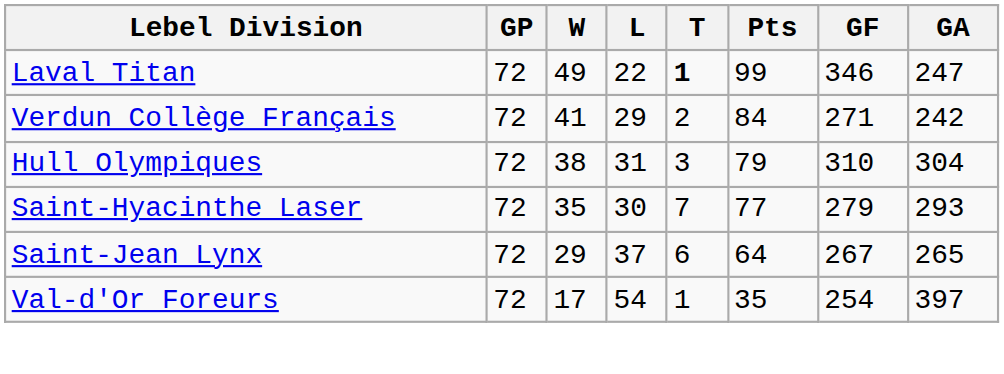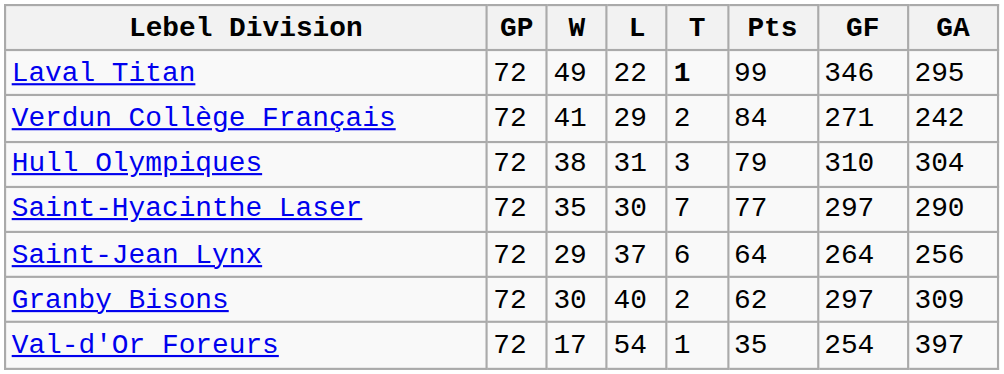(939, 73) 247 -> (939, 73) 295
(849, 209) 279 -> (849, 209) 297
(939, 209) 293 -> (939, 209) 290
(849, 254) 267 -> (849, 254) 264
(939, 254) 265 -> (939, 254) 256
+ row: (120, 300)
